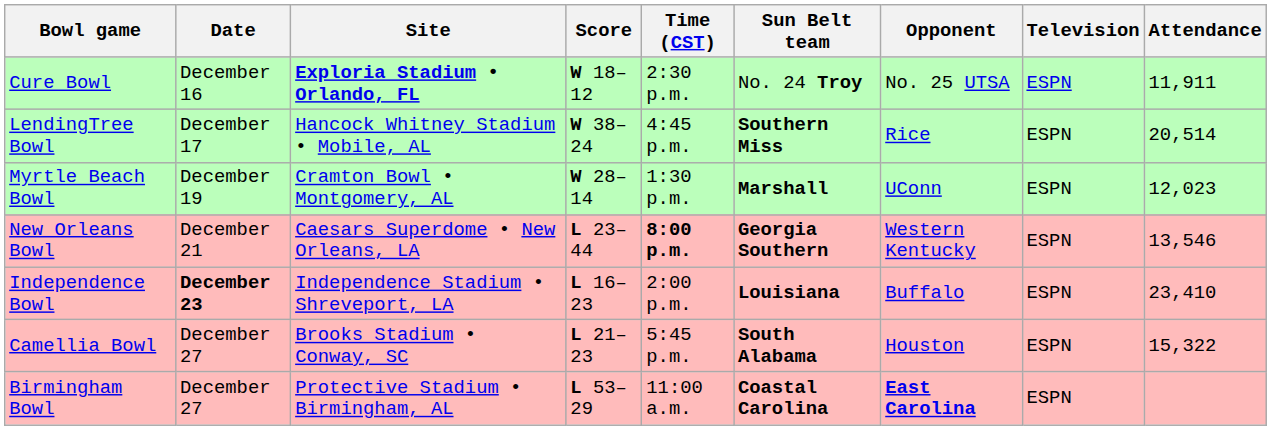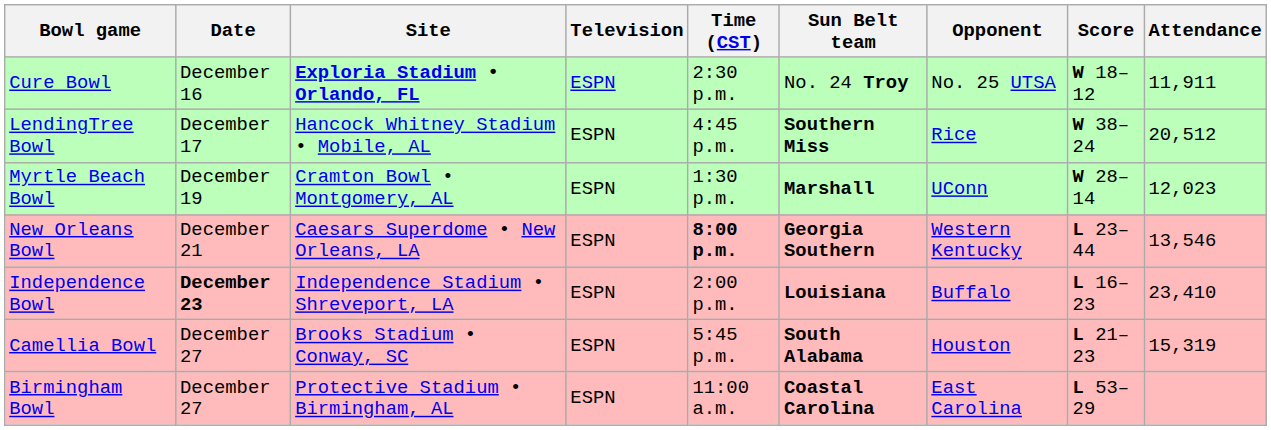columns swapped: (1083, 31) <-> (604, 31)
(1182, 136) 20,514 -> (1182, 136) 20,512
(1182, 346) 15,322 -> (1182, 346) 15,319
(930, 398) bold -> (977, 398) normal
